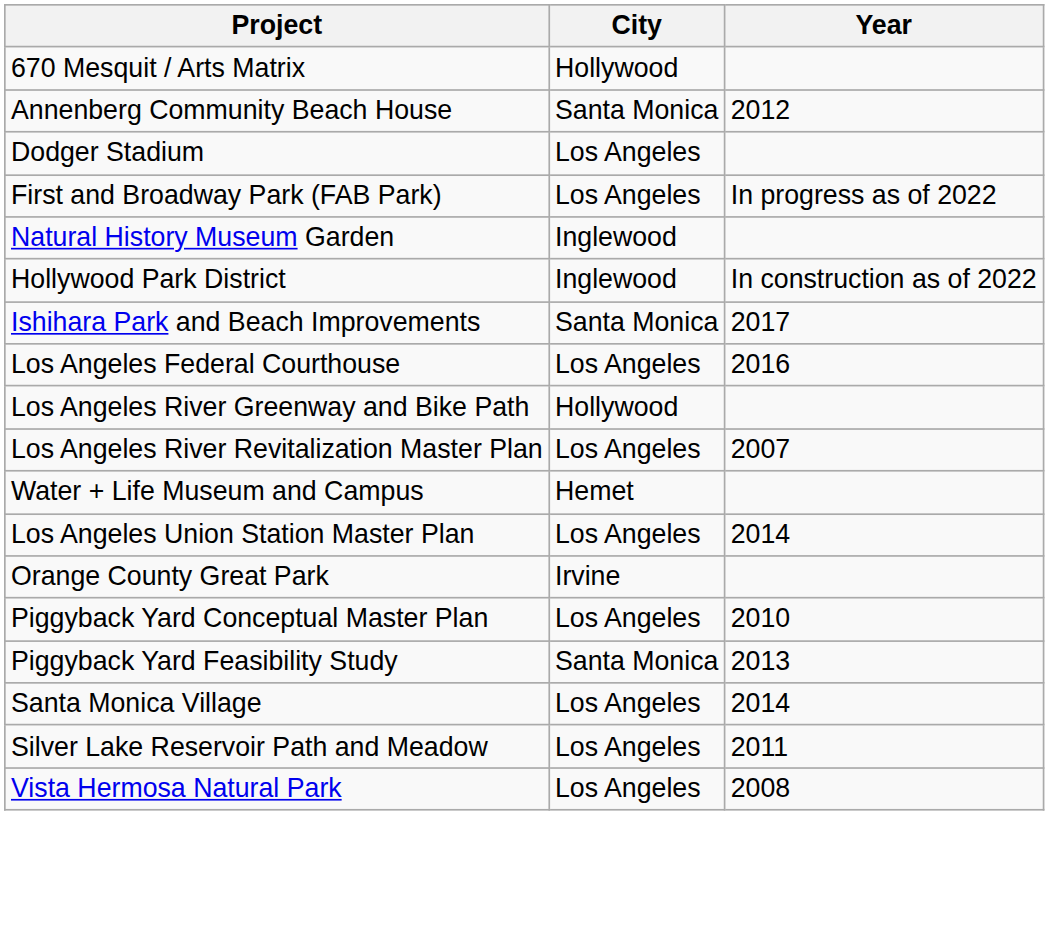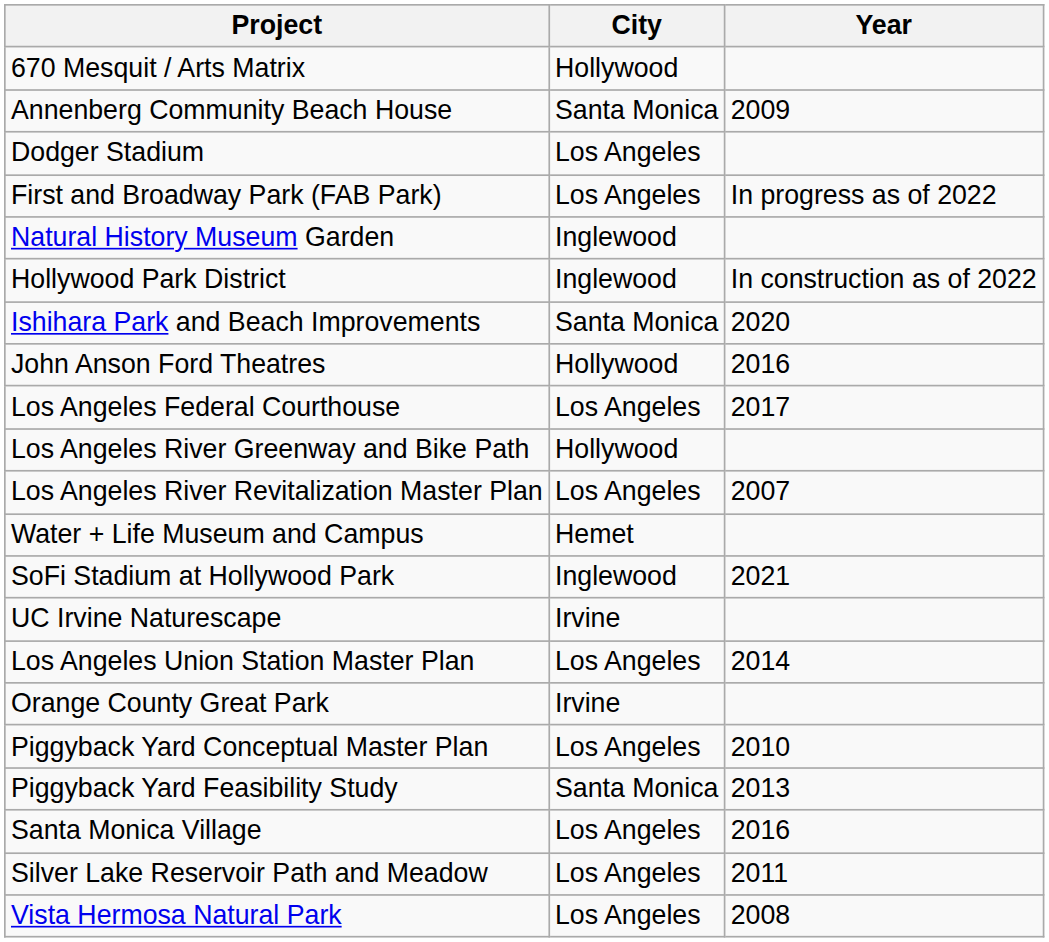(760, 110) 2012 -> (760, 110) 2009
(760, 322) 2017 -> (760, 322) 2020
+ row: (168, 364)
(760, 364) 2016 -> (760, 407) 2017
+ row: (203, 576)
+ row: (146, 618)
(760, 703) 2014 -> (760, 830) 2016
